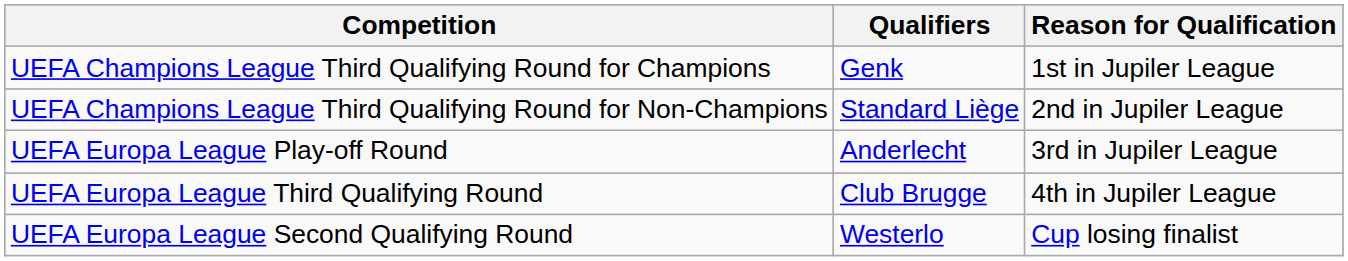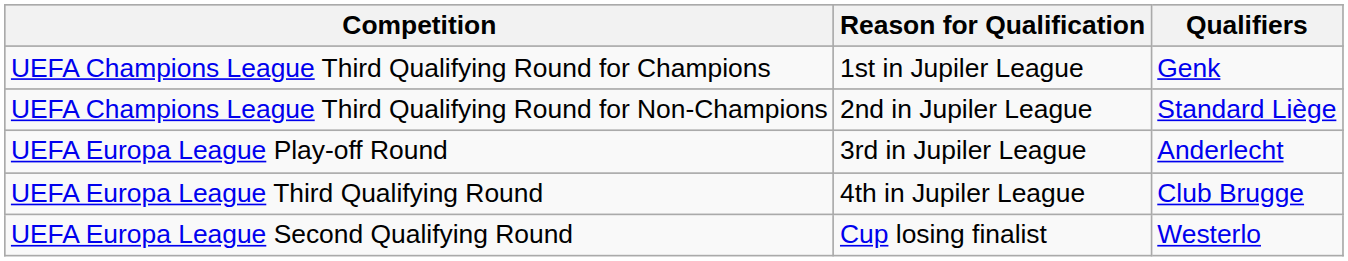columns swapped: (930, 25) <-> (1184, 25)
